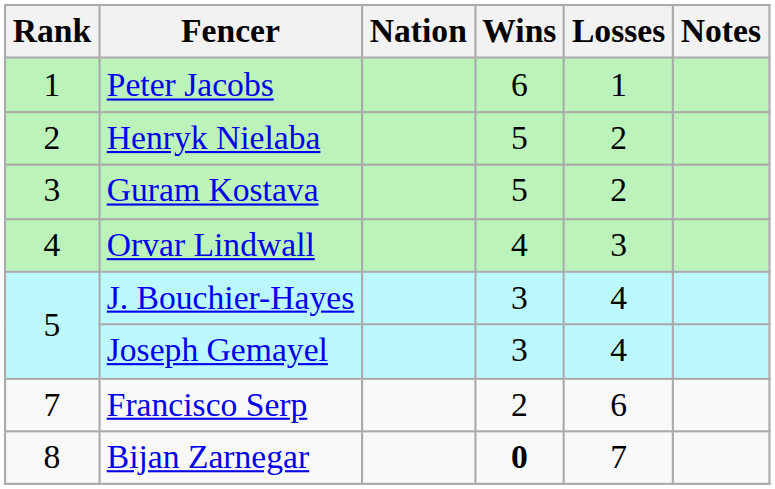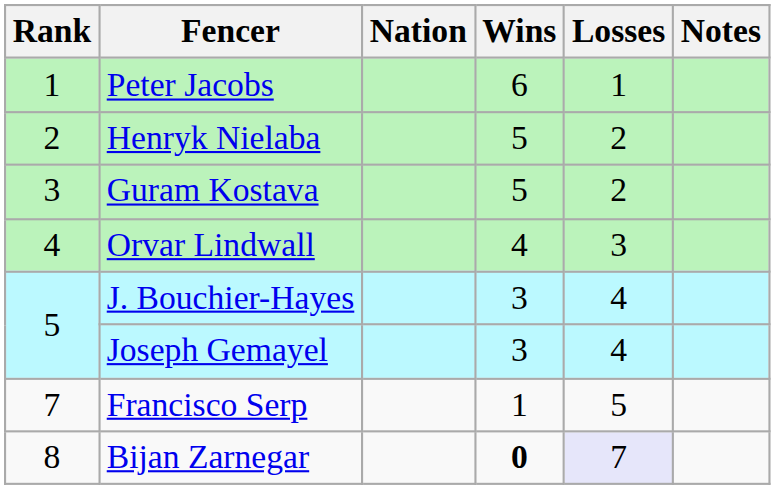(519, 404) 2 -> (519, 404) 1
(619, 404) 6 -> (619, 404) 5
(619, 457) no background -> (619, 457) lavender background
